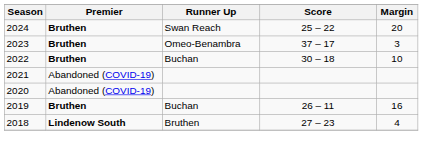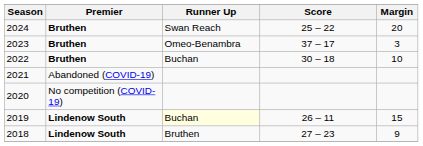(101, 91) Abandoned (COVID-19) -> (102, 96) No competition (COVID-19)
(67, 106) Bruthen -> (87, 117) Lindenow South
(181, 106) no background -> (181, 117) lightyellow background
(397, 106) 16 -> (397, 117) 15
(397, 122) 4 -> (397, 133) 9
